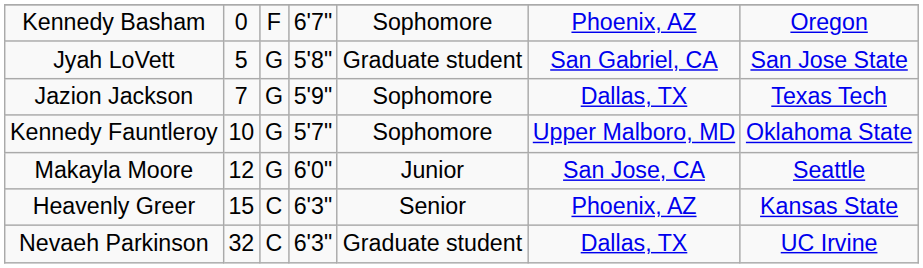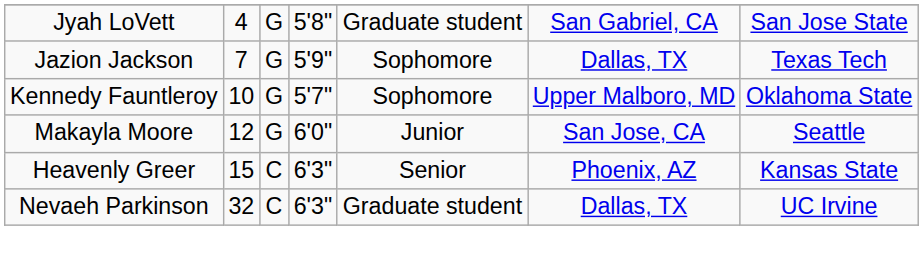- row: (114, 22)
(241, 59) 5 -> (241, 22) 4
